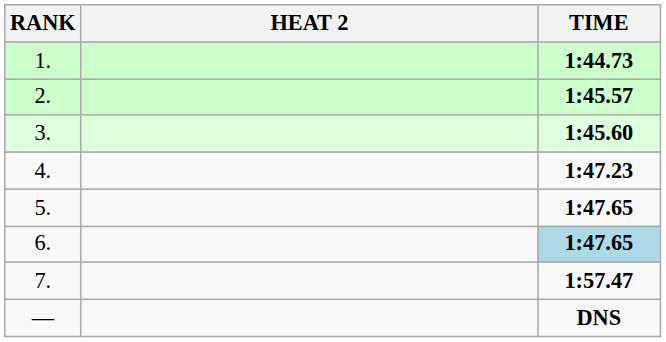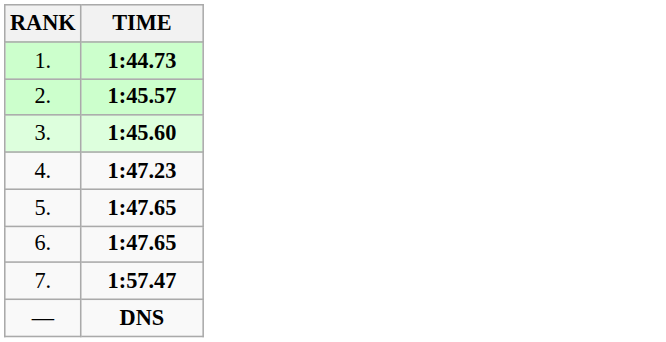- column: (309, 23)
(599, 244) lightblue background -> (142, 244) no background
